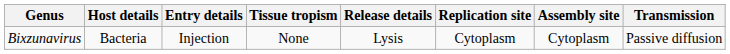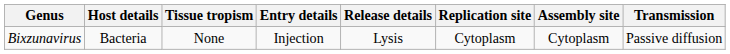columns swapped: (293, 15) <-> (204, 15)
